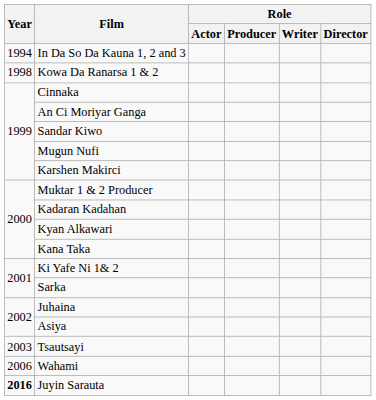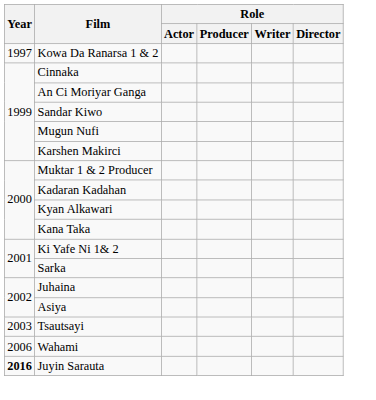- row: (112, 53)
(20, 72) 1998 -> (20, 53) 1997
